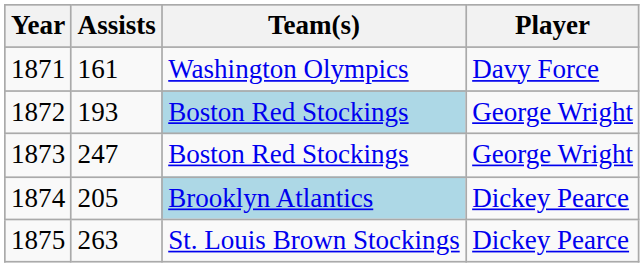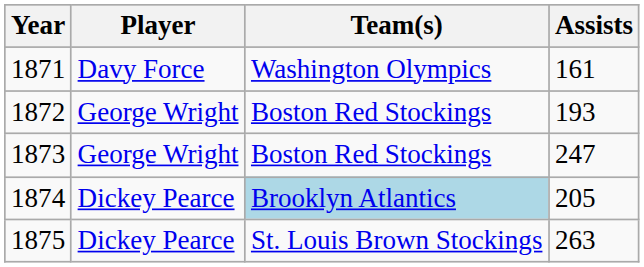columns swapped: (553, 25) <-> (117, 25)
(288, 111) lightblue background -> (371, 111) no background
